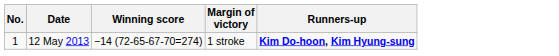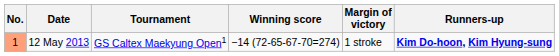+ column: (160, 19)
(15, 41) no background -> (15, 42) lightsalmon background
